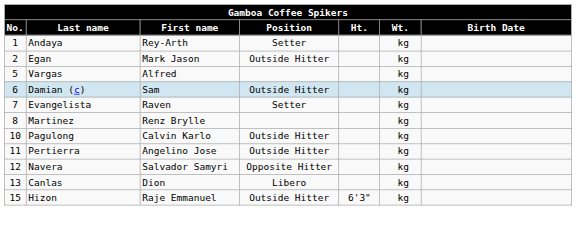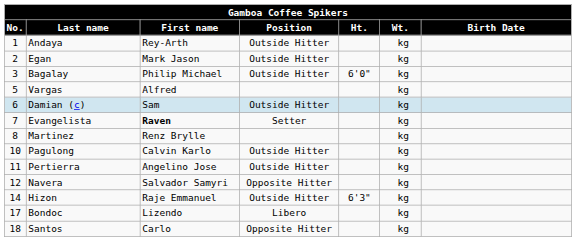(289, 43) Setter -> (289, 43) Outside Hitter
+ row: (48, 74)
(157, 105) normal -> (157, 120) bold
- row: (45, 182)
(15, 198) 15 -> (15, 198) 14
+ row: (45, 213)
+ row: (45, 229)
